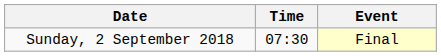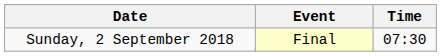columns swapped: (287, 16) <-> (377, 16)
